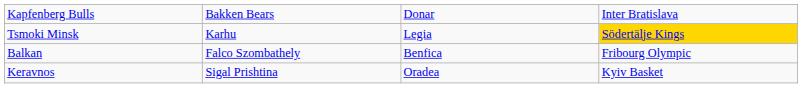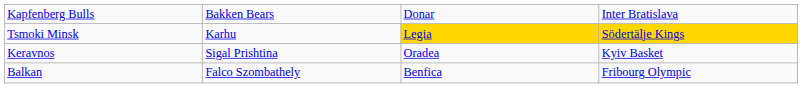(418, 33) no background -> (418, 33) gold background
rows swapped: (25, 53) <-> (31, 72)
